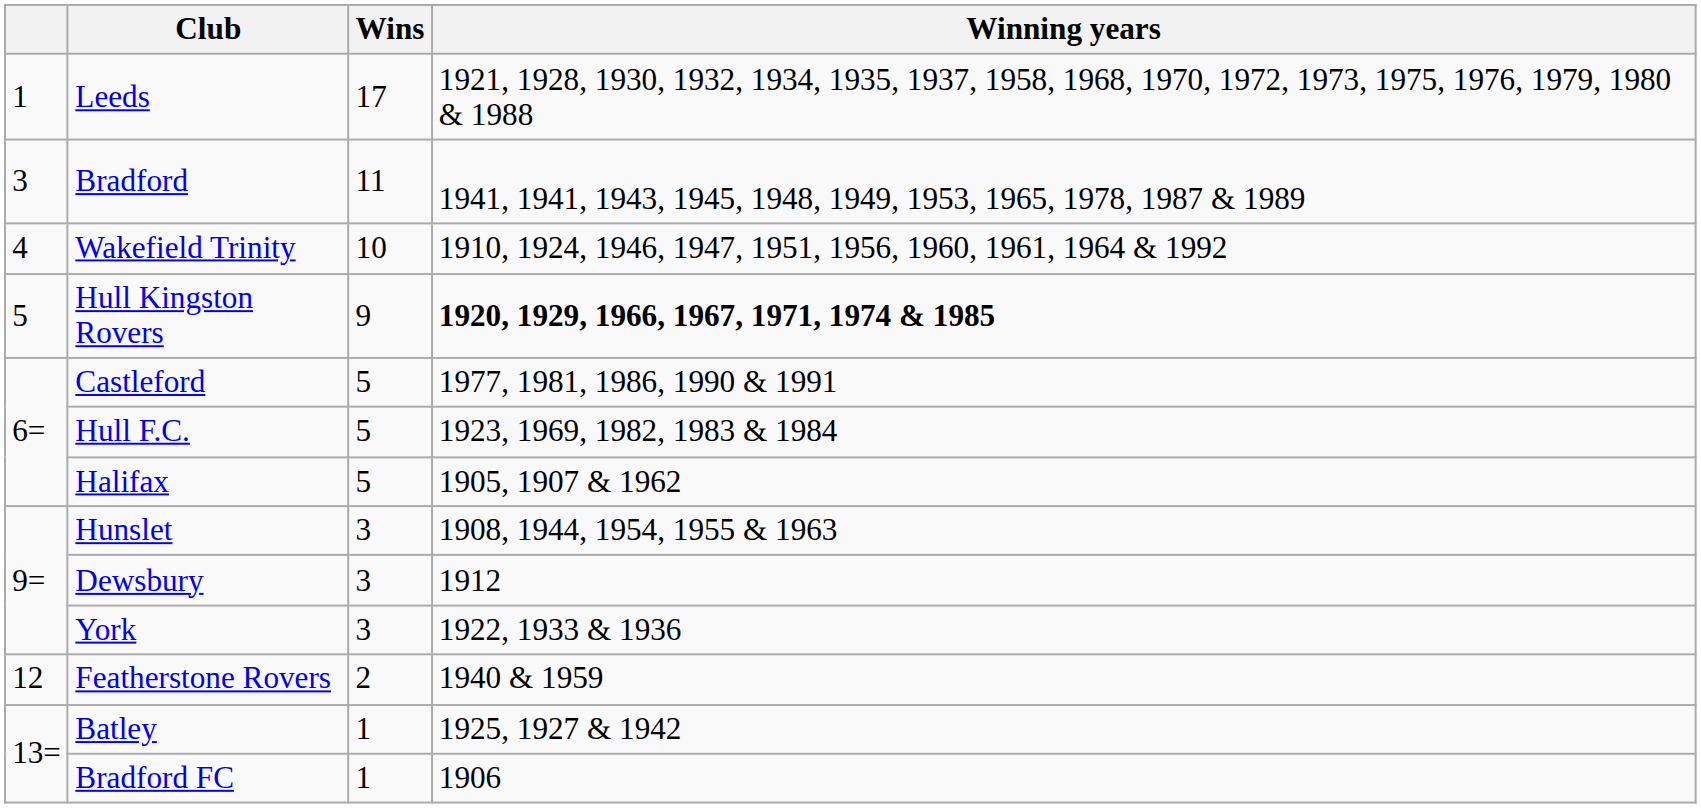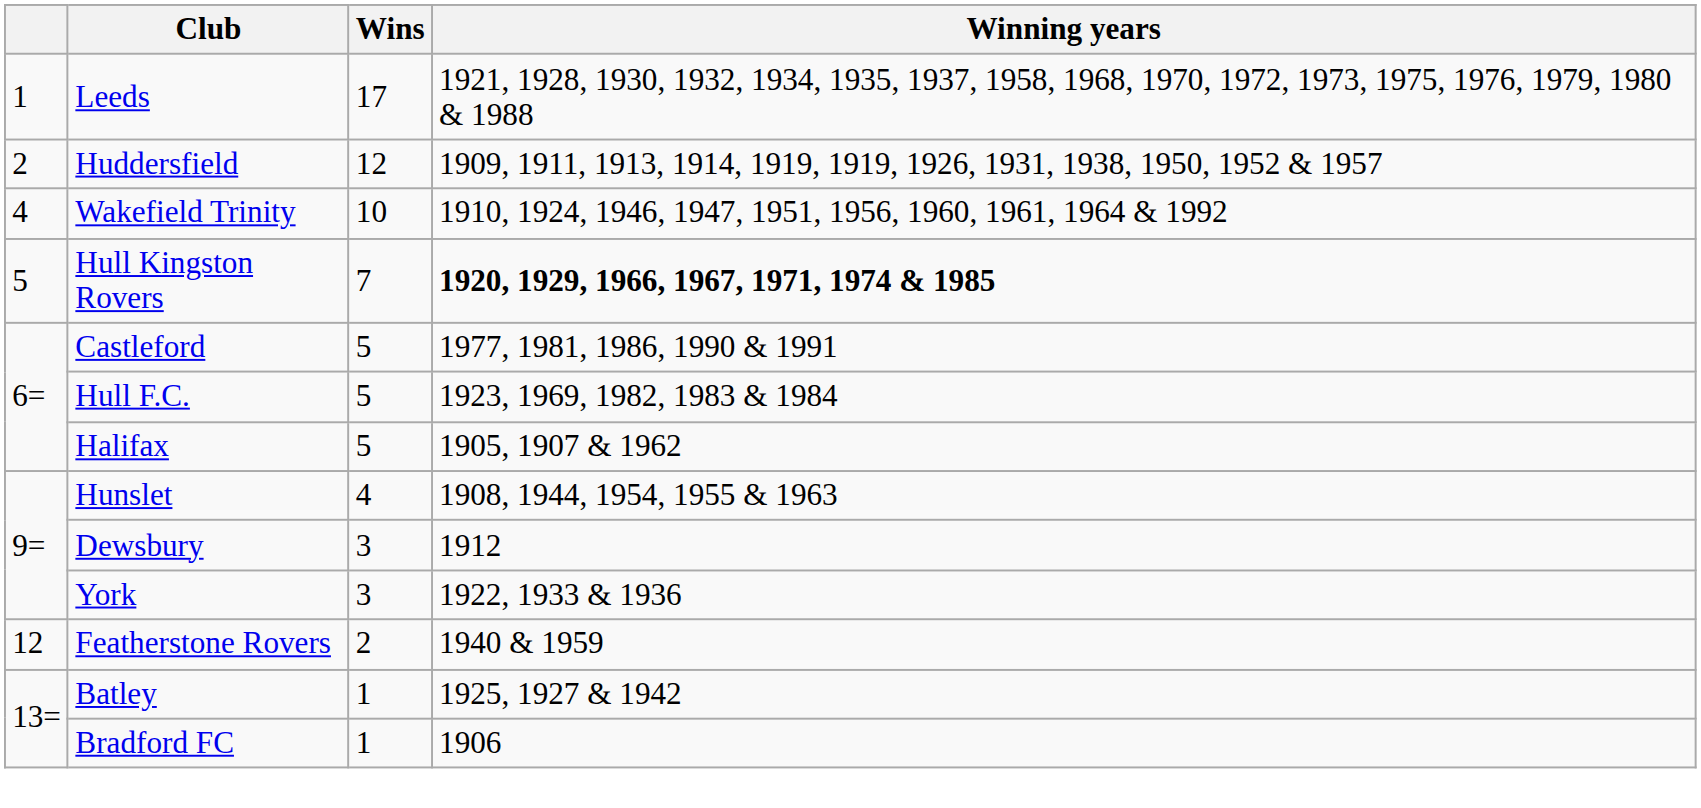+ row: (157, 163)
- row: (132, 180)
(363, 314) 9 -> (364, 279) 7
(363, 530) 3 -> (364, 495) 4
